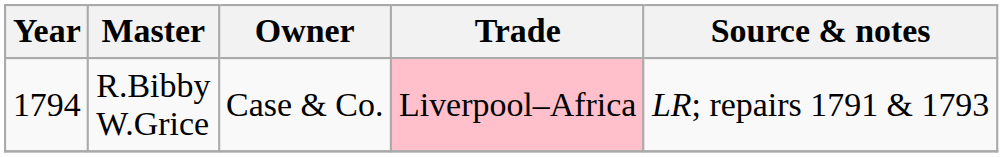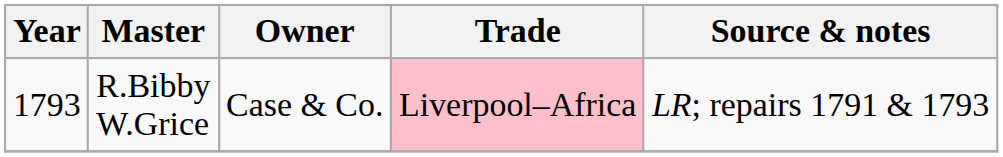(47, 104) 1794 -> (47, 104) 1793
